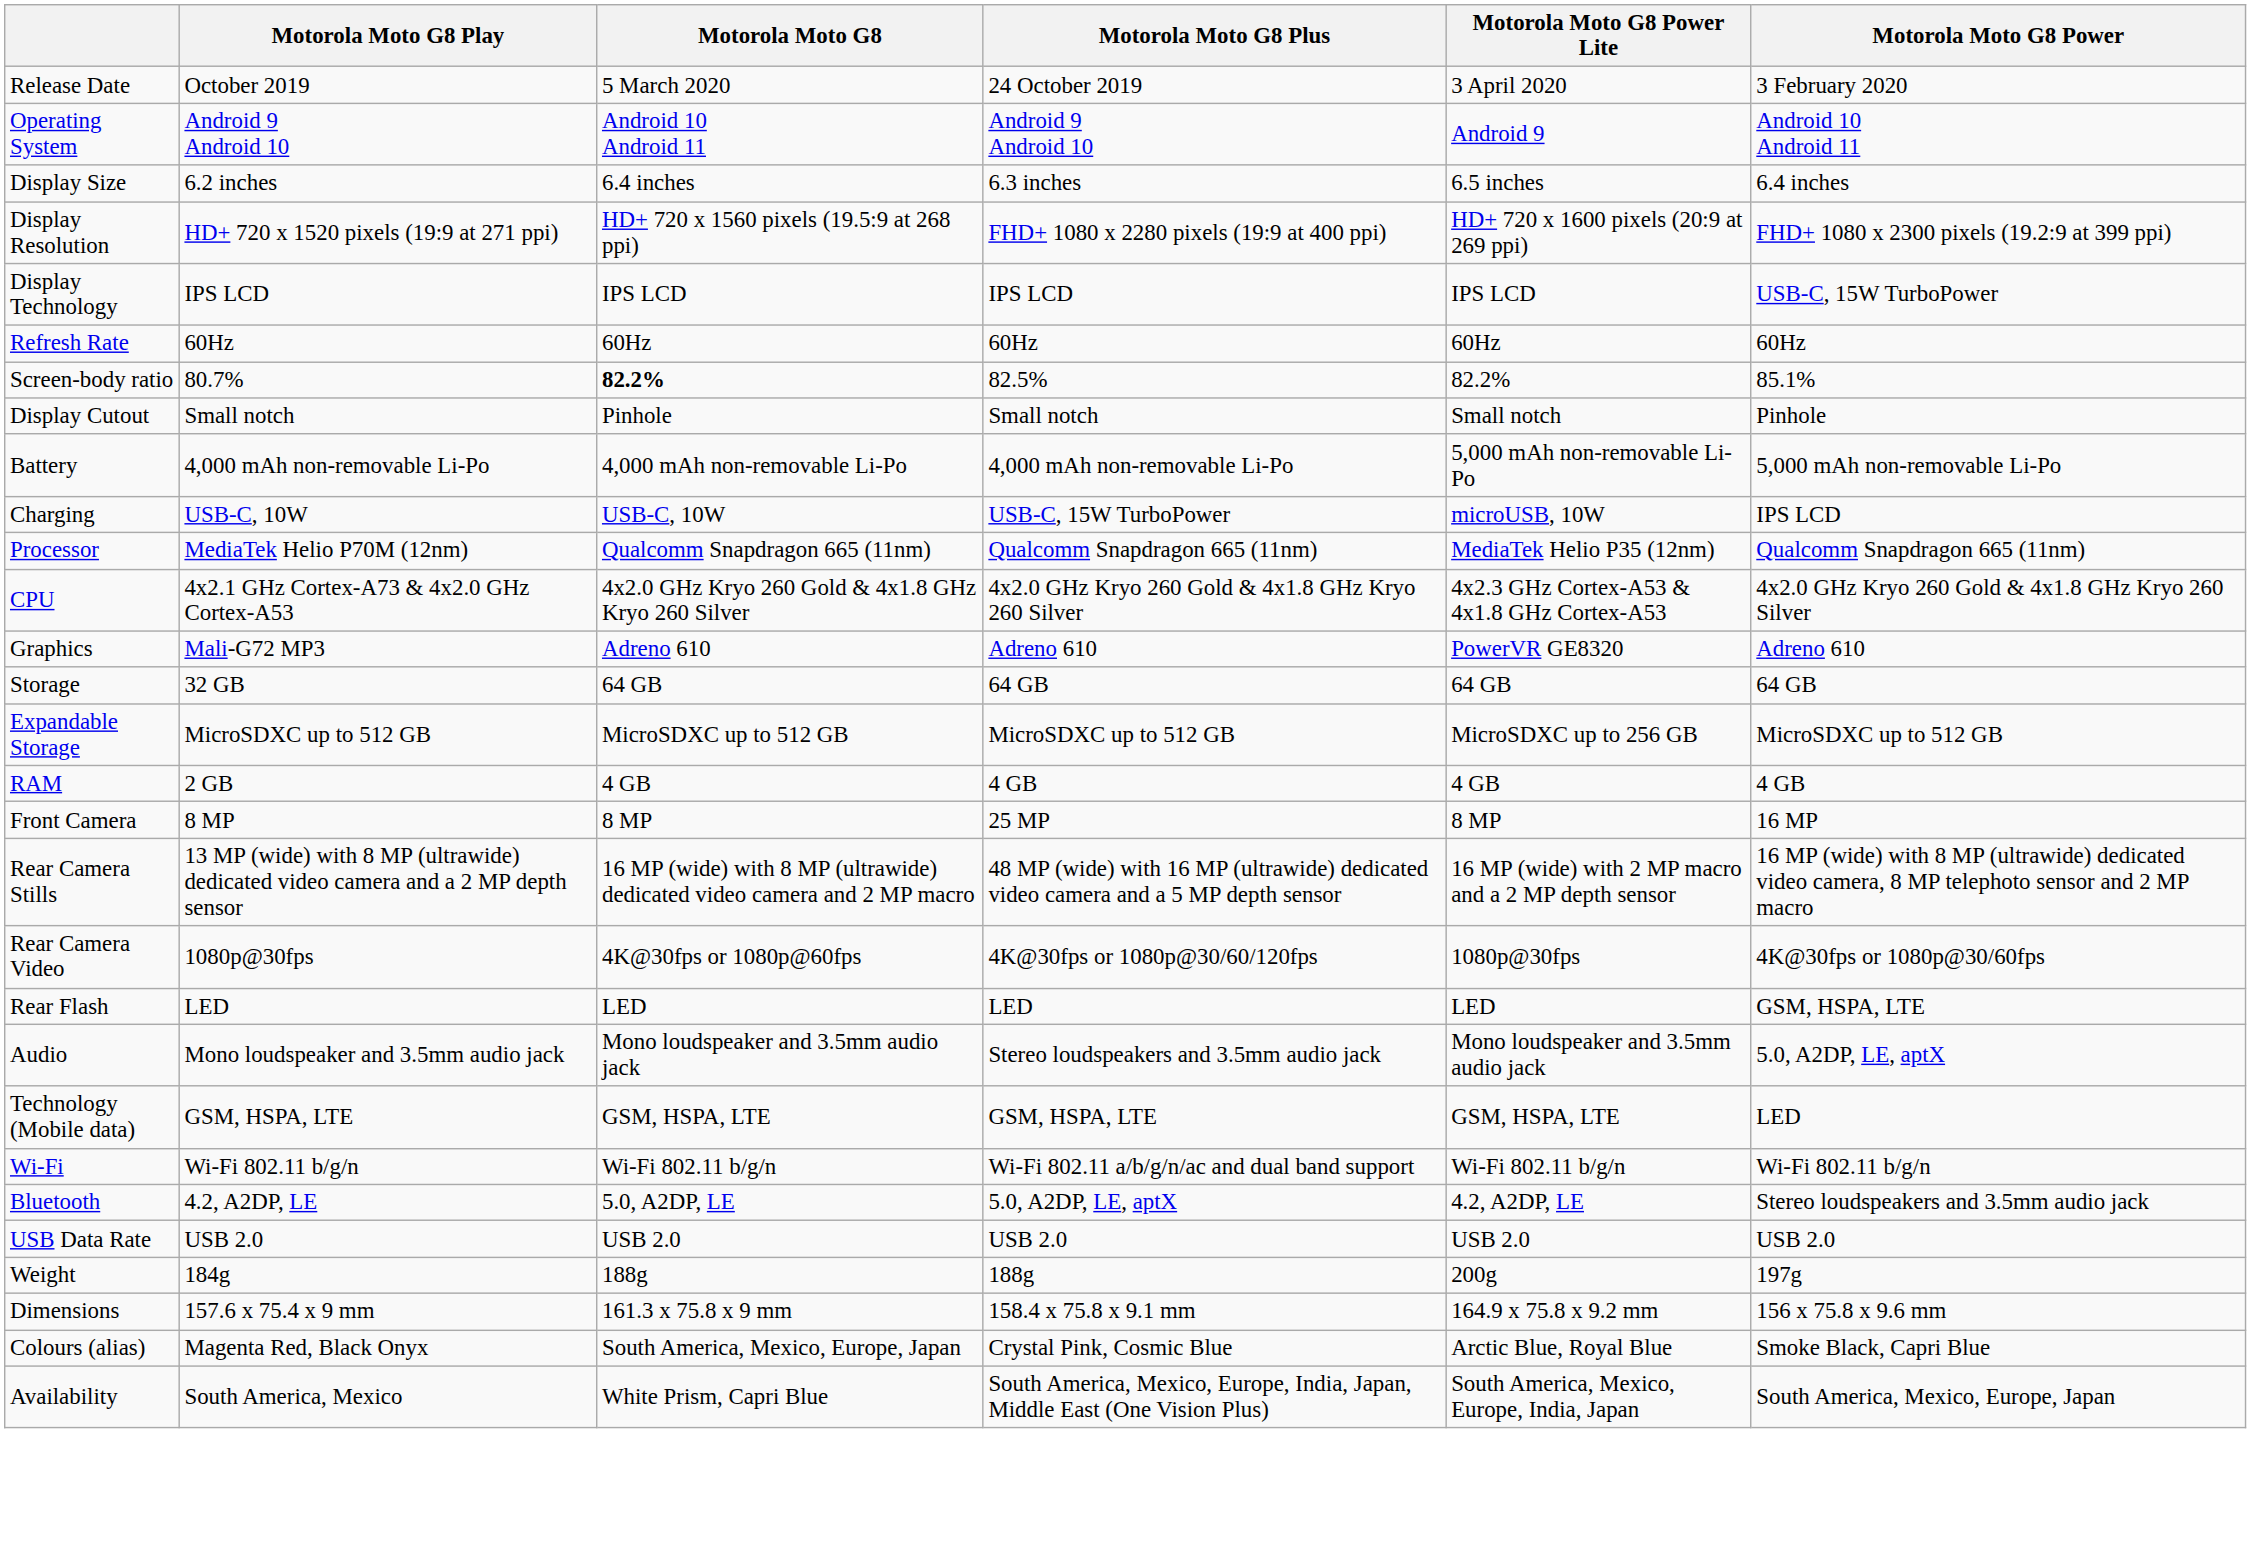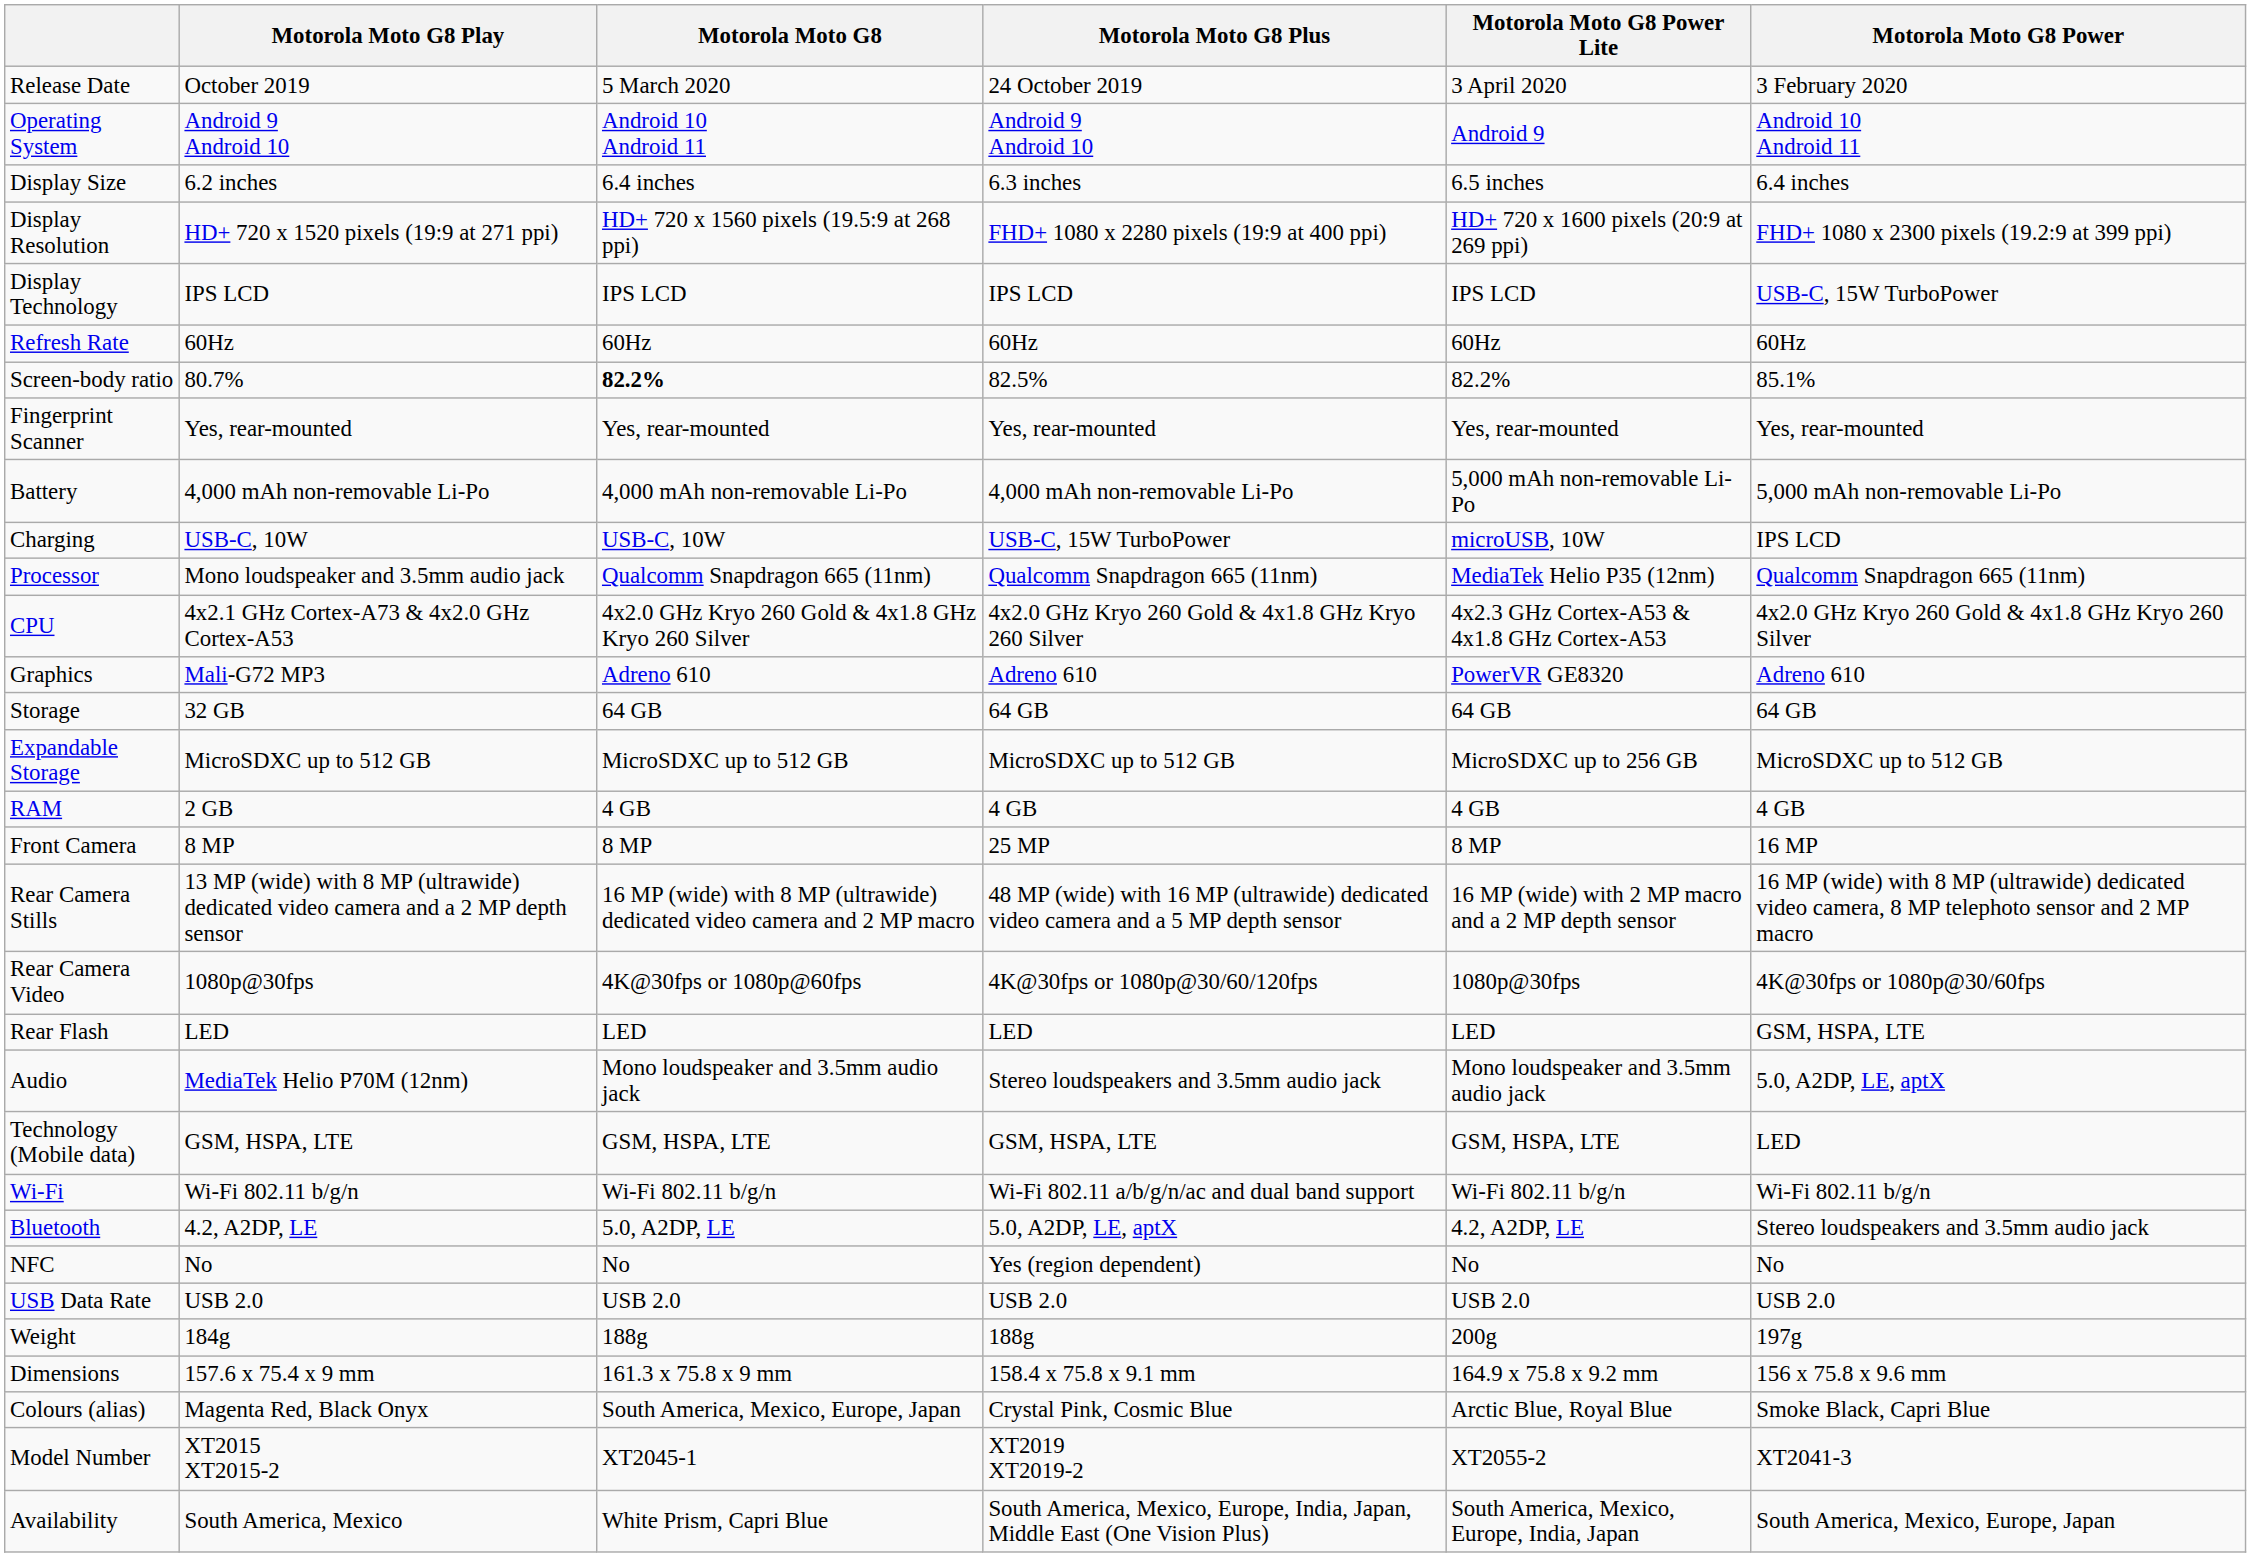- row: (80, 415)
+ row: (61, 428)
(326, 550) MediaTek Helio P70M (12nm) -> (374, 576) Mono loudspeaker and 3.5mm audio jack
(374, 1054) Mono loudspeaker and 3.5mm audio jack -> (326, 1080) MediaTek Helio P70M (12nm)
+ row: (32, 1264)
+ row: (80, 1458)
